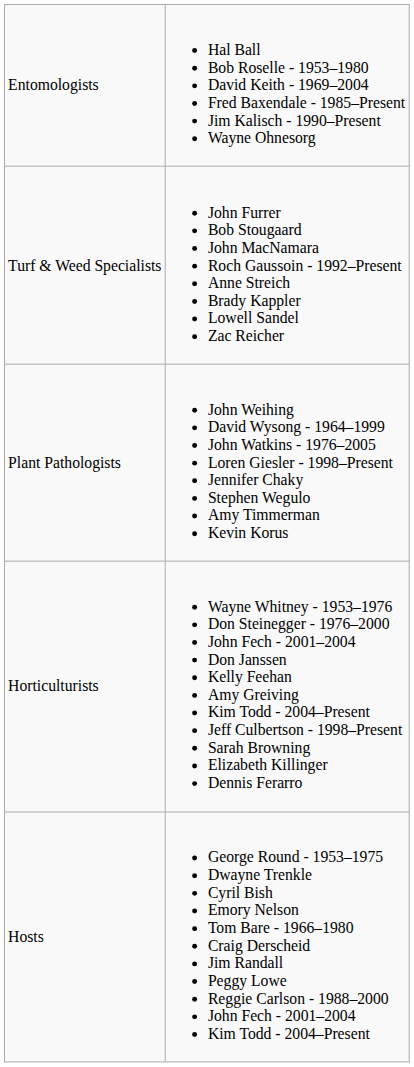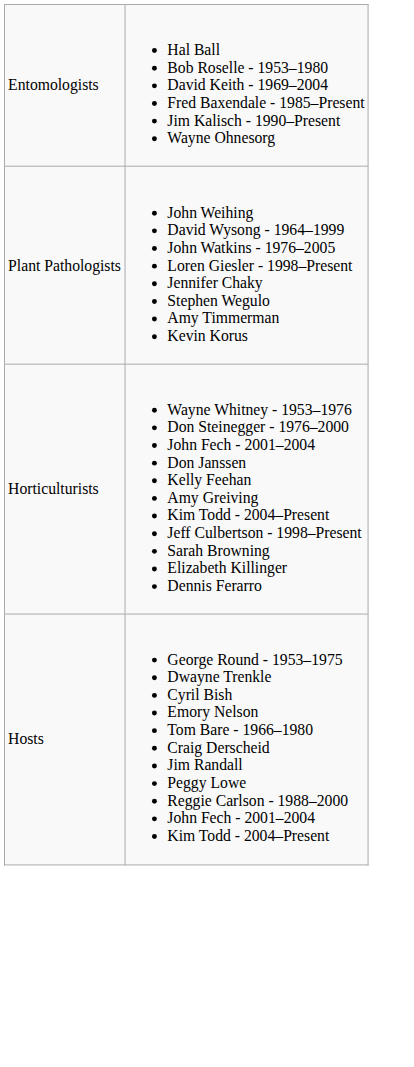- row: (85, 265)
